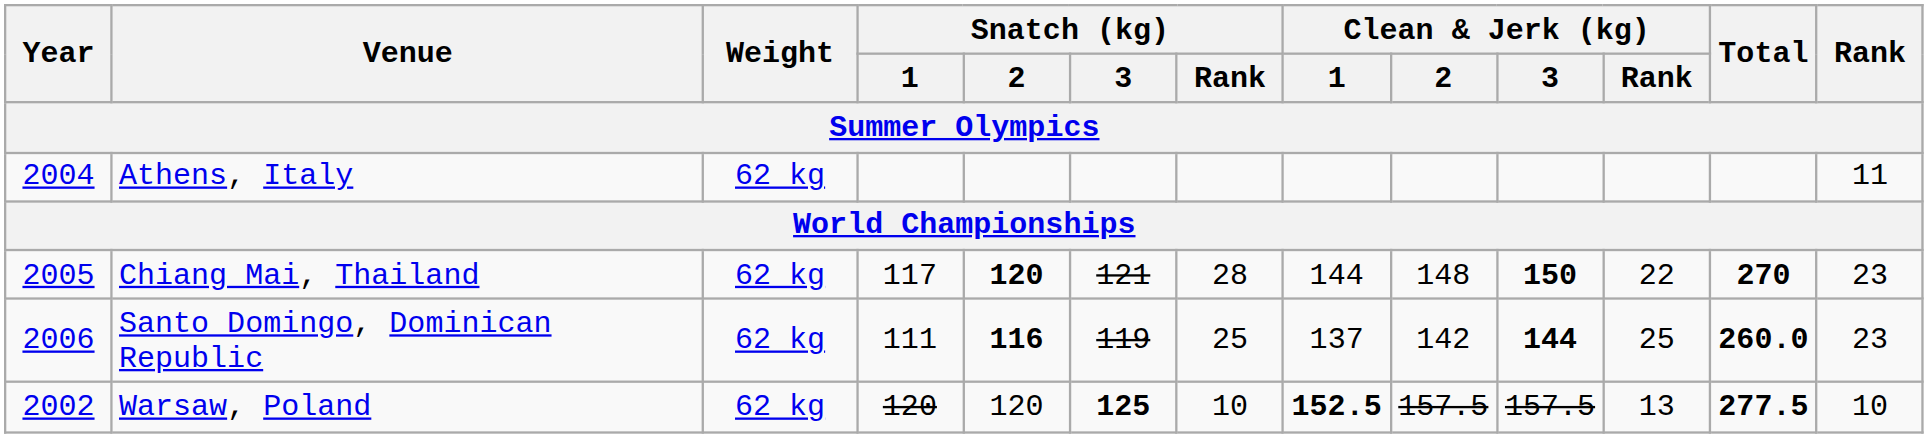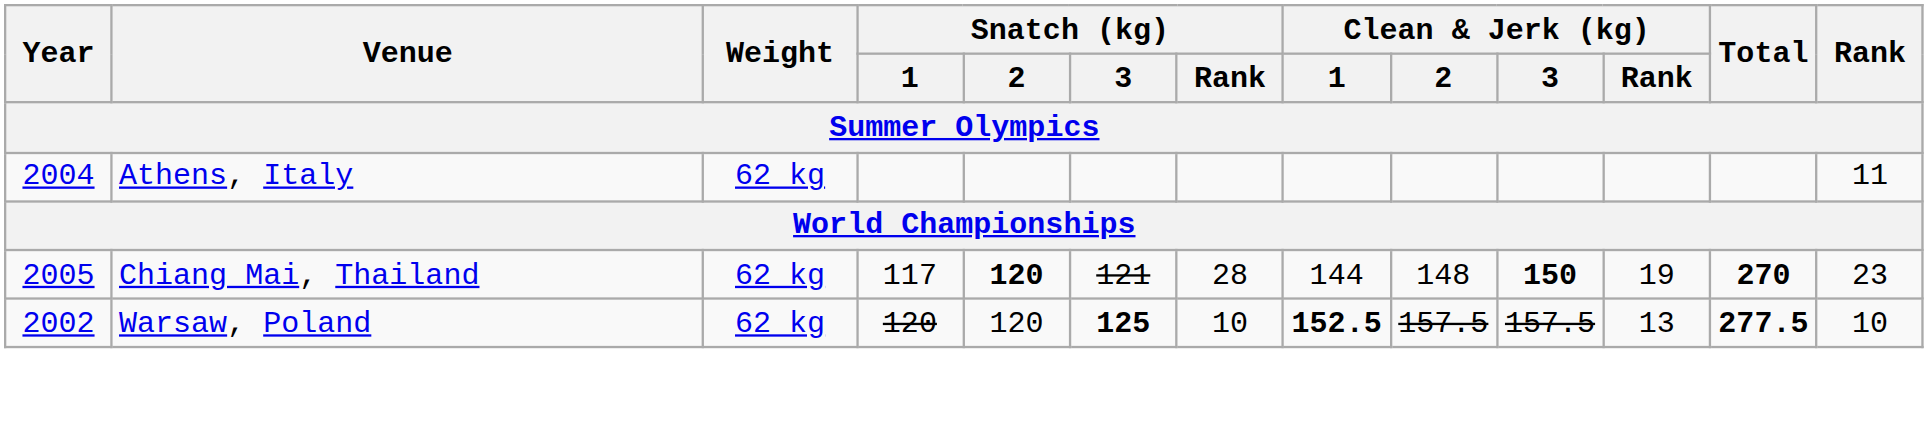(1657, 274) 22 -> (1657, 274) 19
- row: (335, 341)
